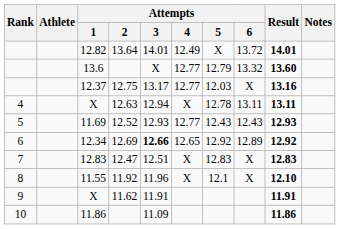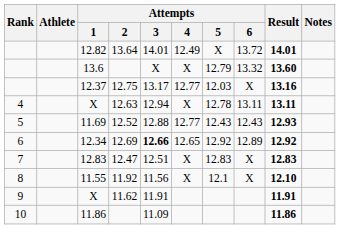(187, 68) 12.77 -> (187, 68) X
(156, 123) 12.93 -> (156, 123) 12.88
(156, 178) 11.96 -> (156, 178) 11.56
